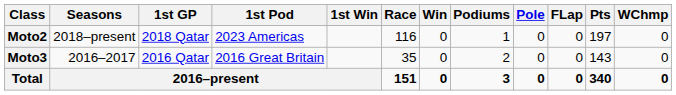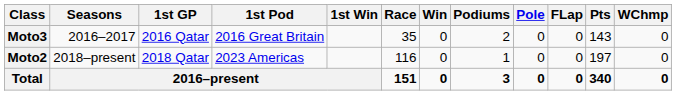rows swapped: (27, 57) <-> (27, 36)
